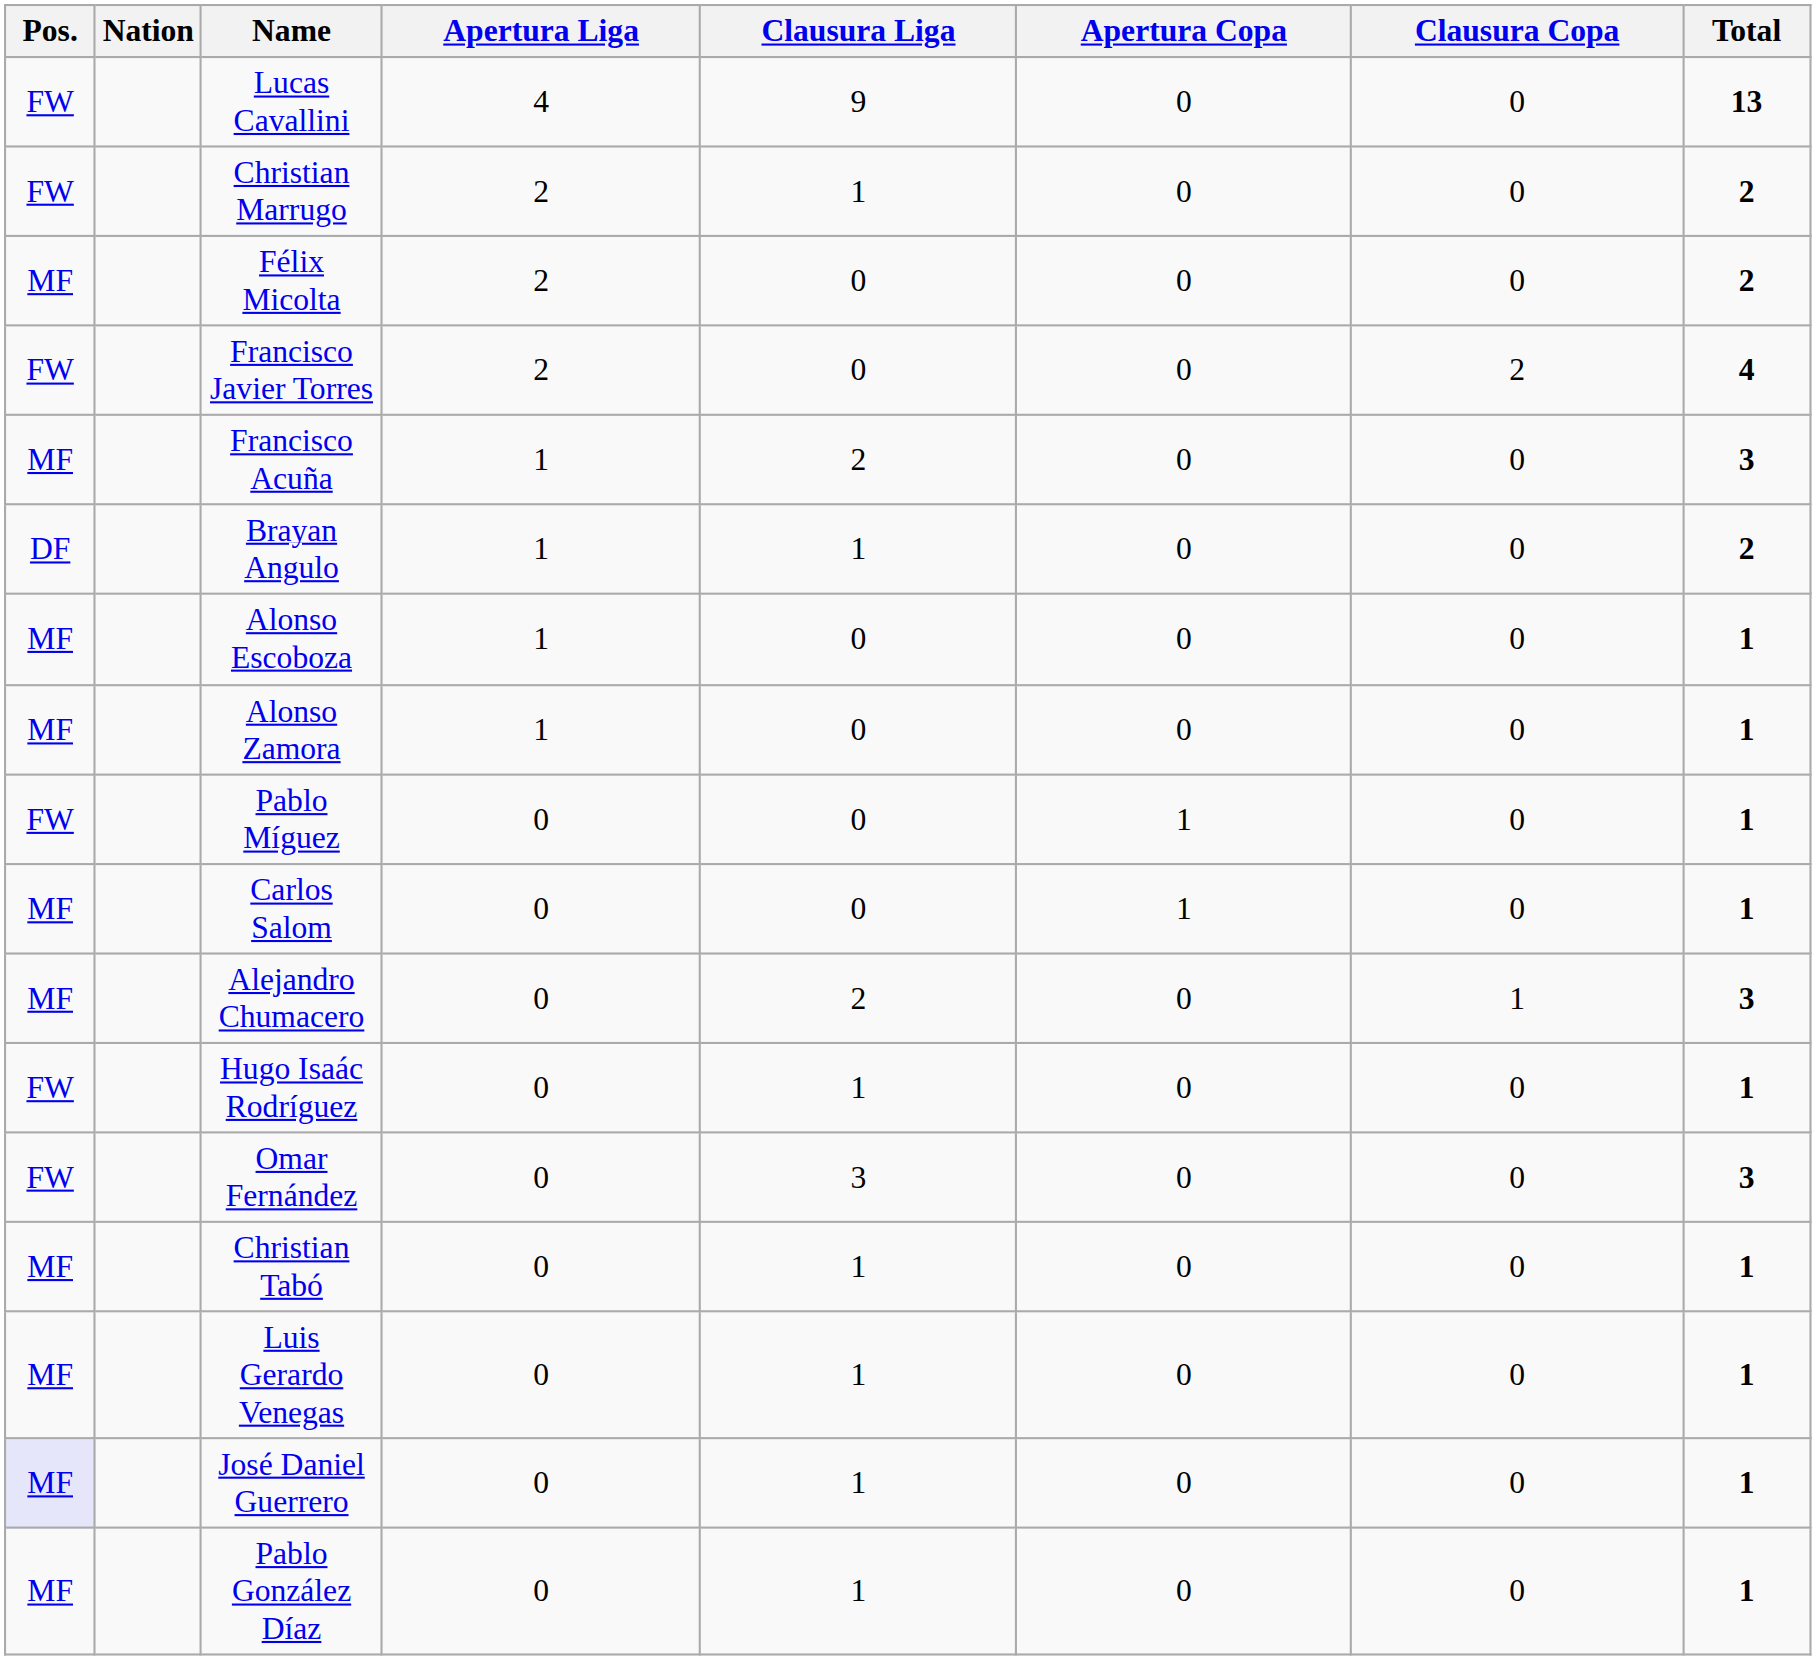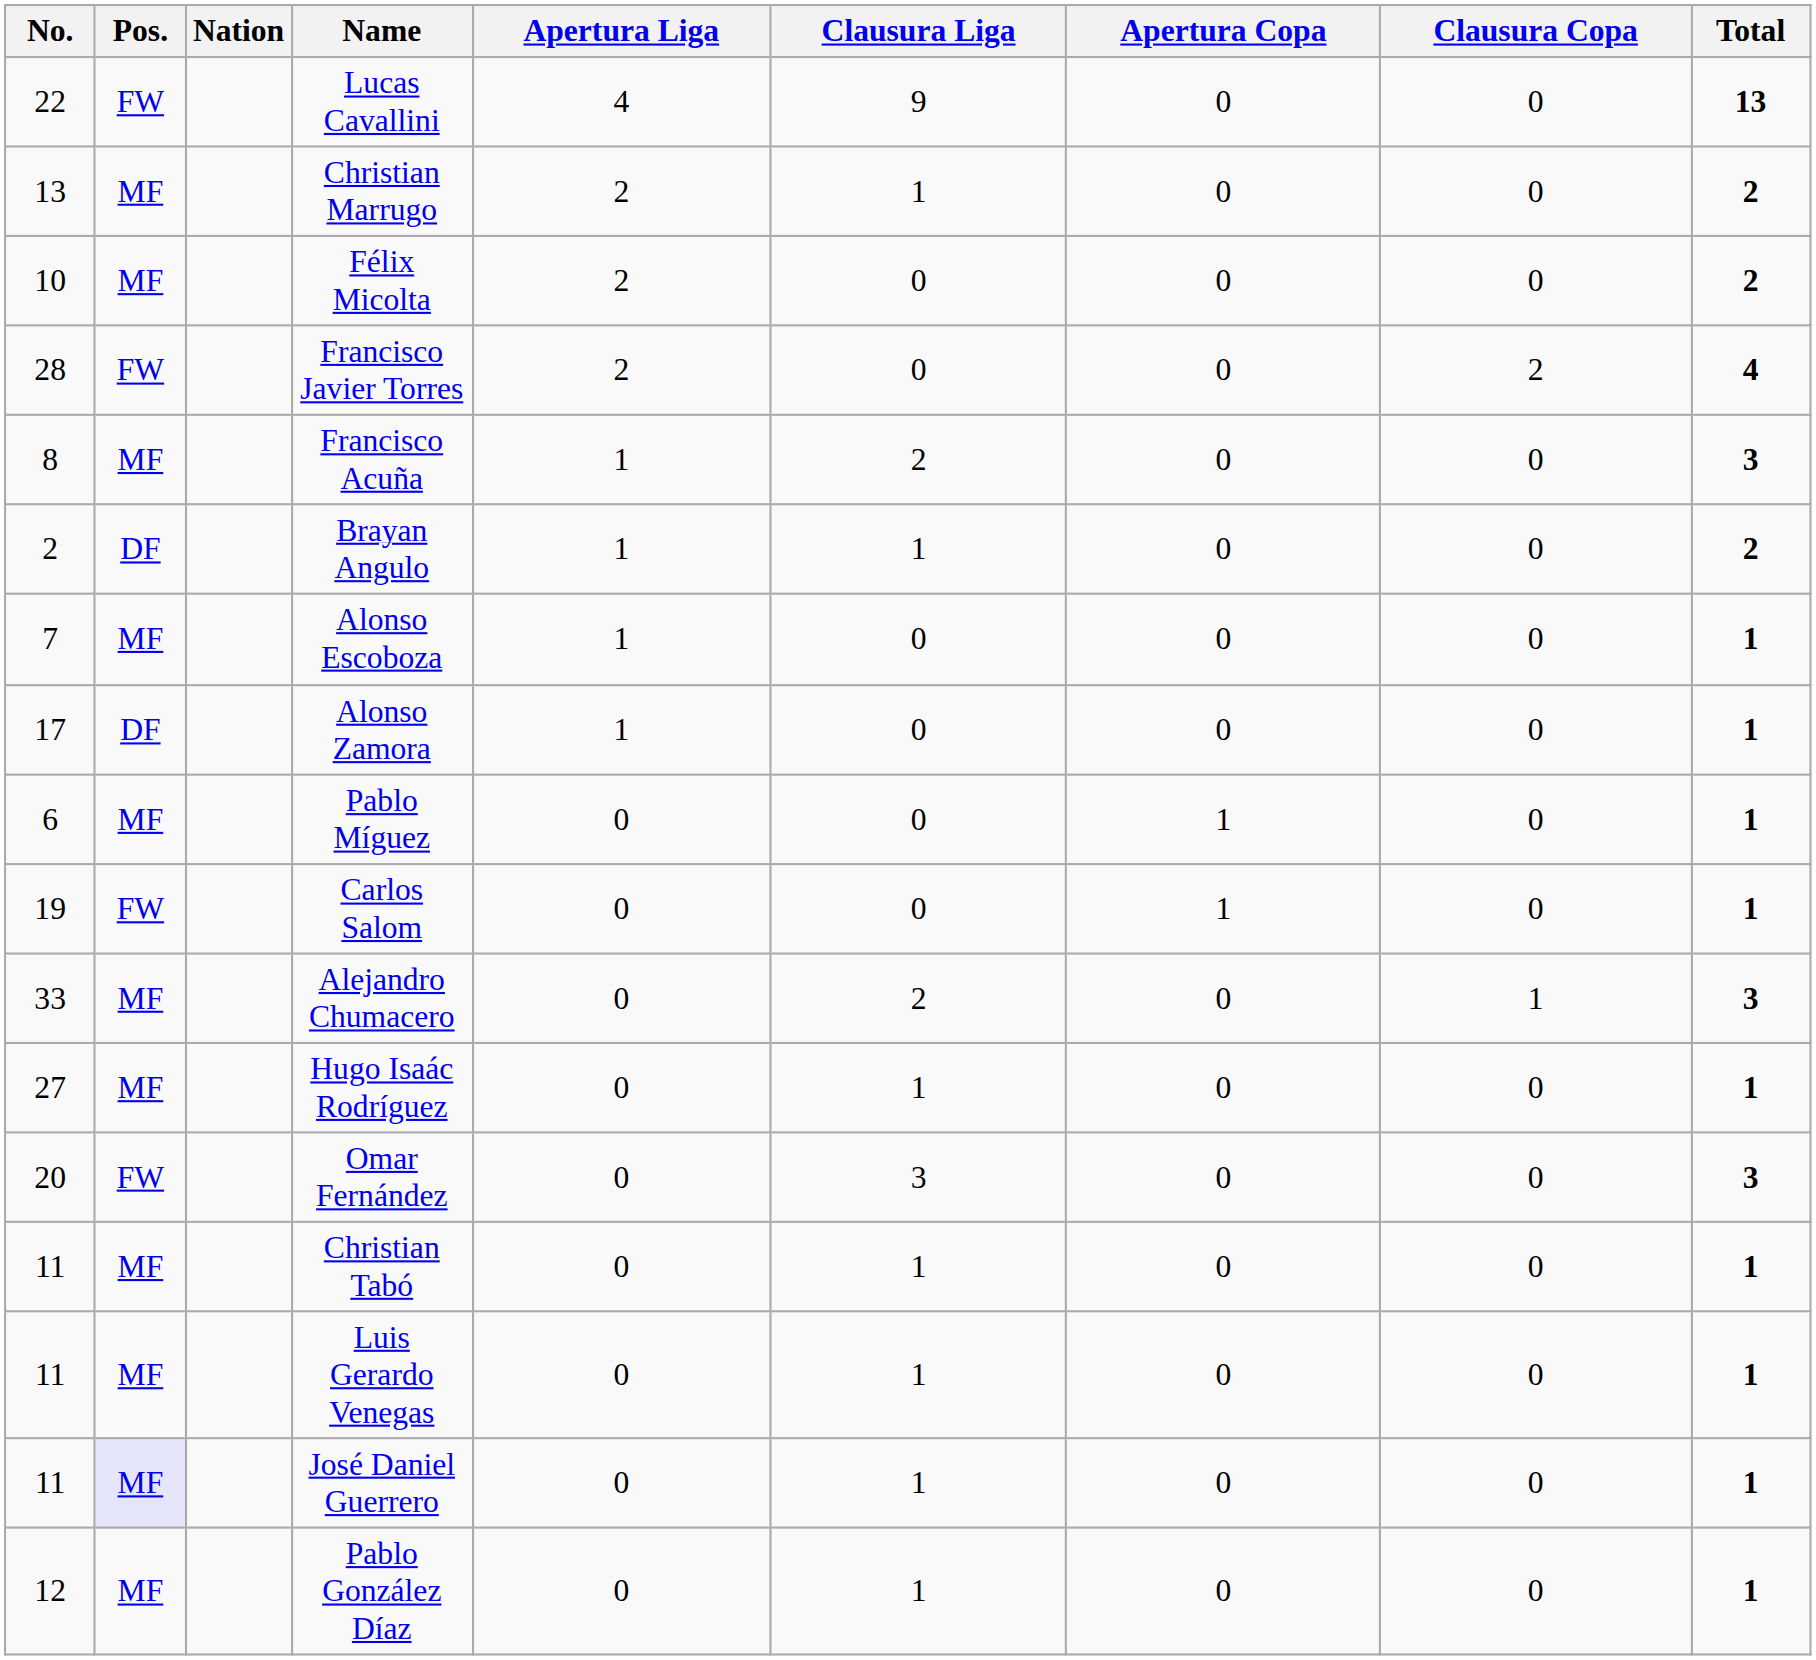+ column: (50, 30)
(50, 191) FW -> (140, 191) MF
(50, 728) MF -> (140, 728) DF
(50, 818) FW -> (140, 818) MF
(50, 907) MF -> (140, 907) FW
(50, 1086) FW -> (140, 1086) MF
